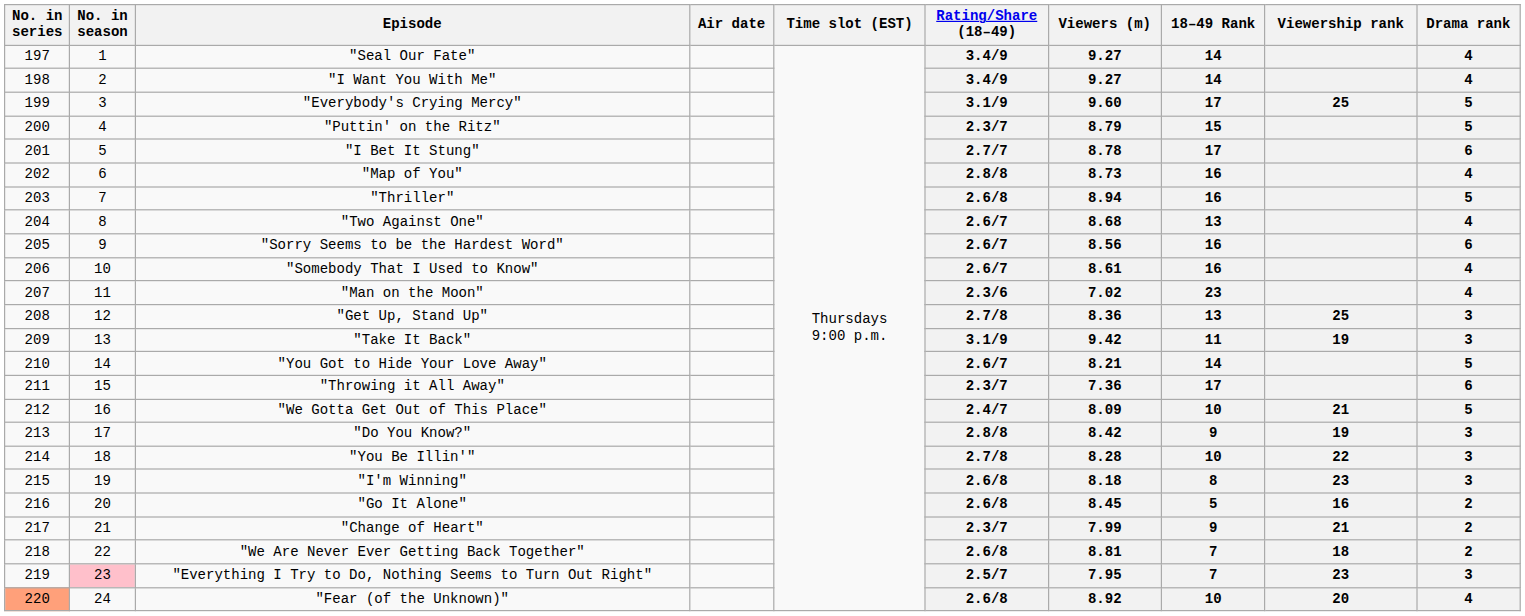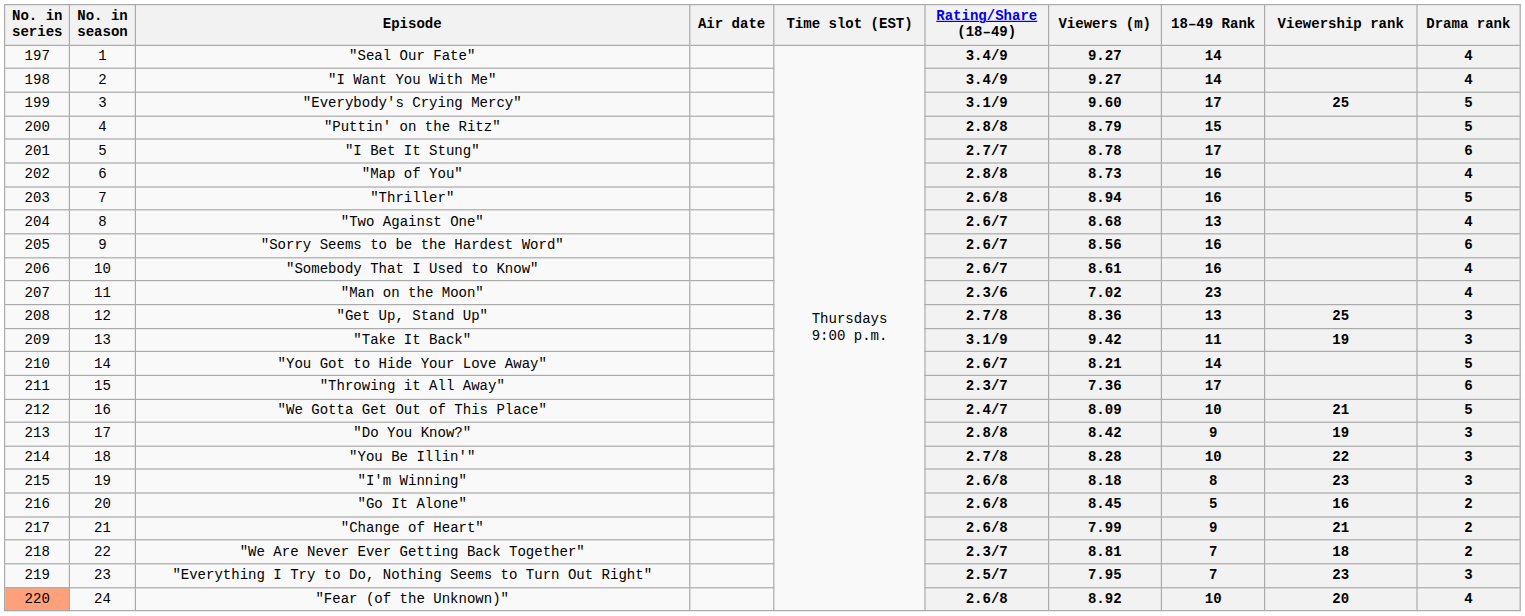(987, 127) 2.3/7 -> (987, 127) 2.8/8
(987, 528) 2.3/7 -> (987, 528) 2.6/8
(987, 552) 2.6/8 -> (987, 552) 2.3/7
(102, 575) pink background -> (102, 575) no background
